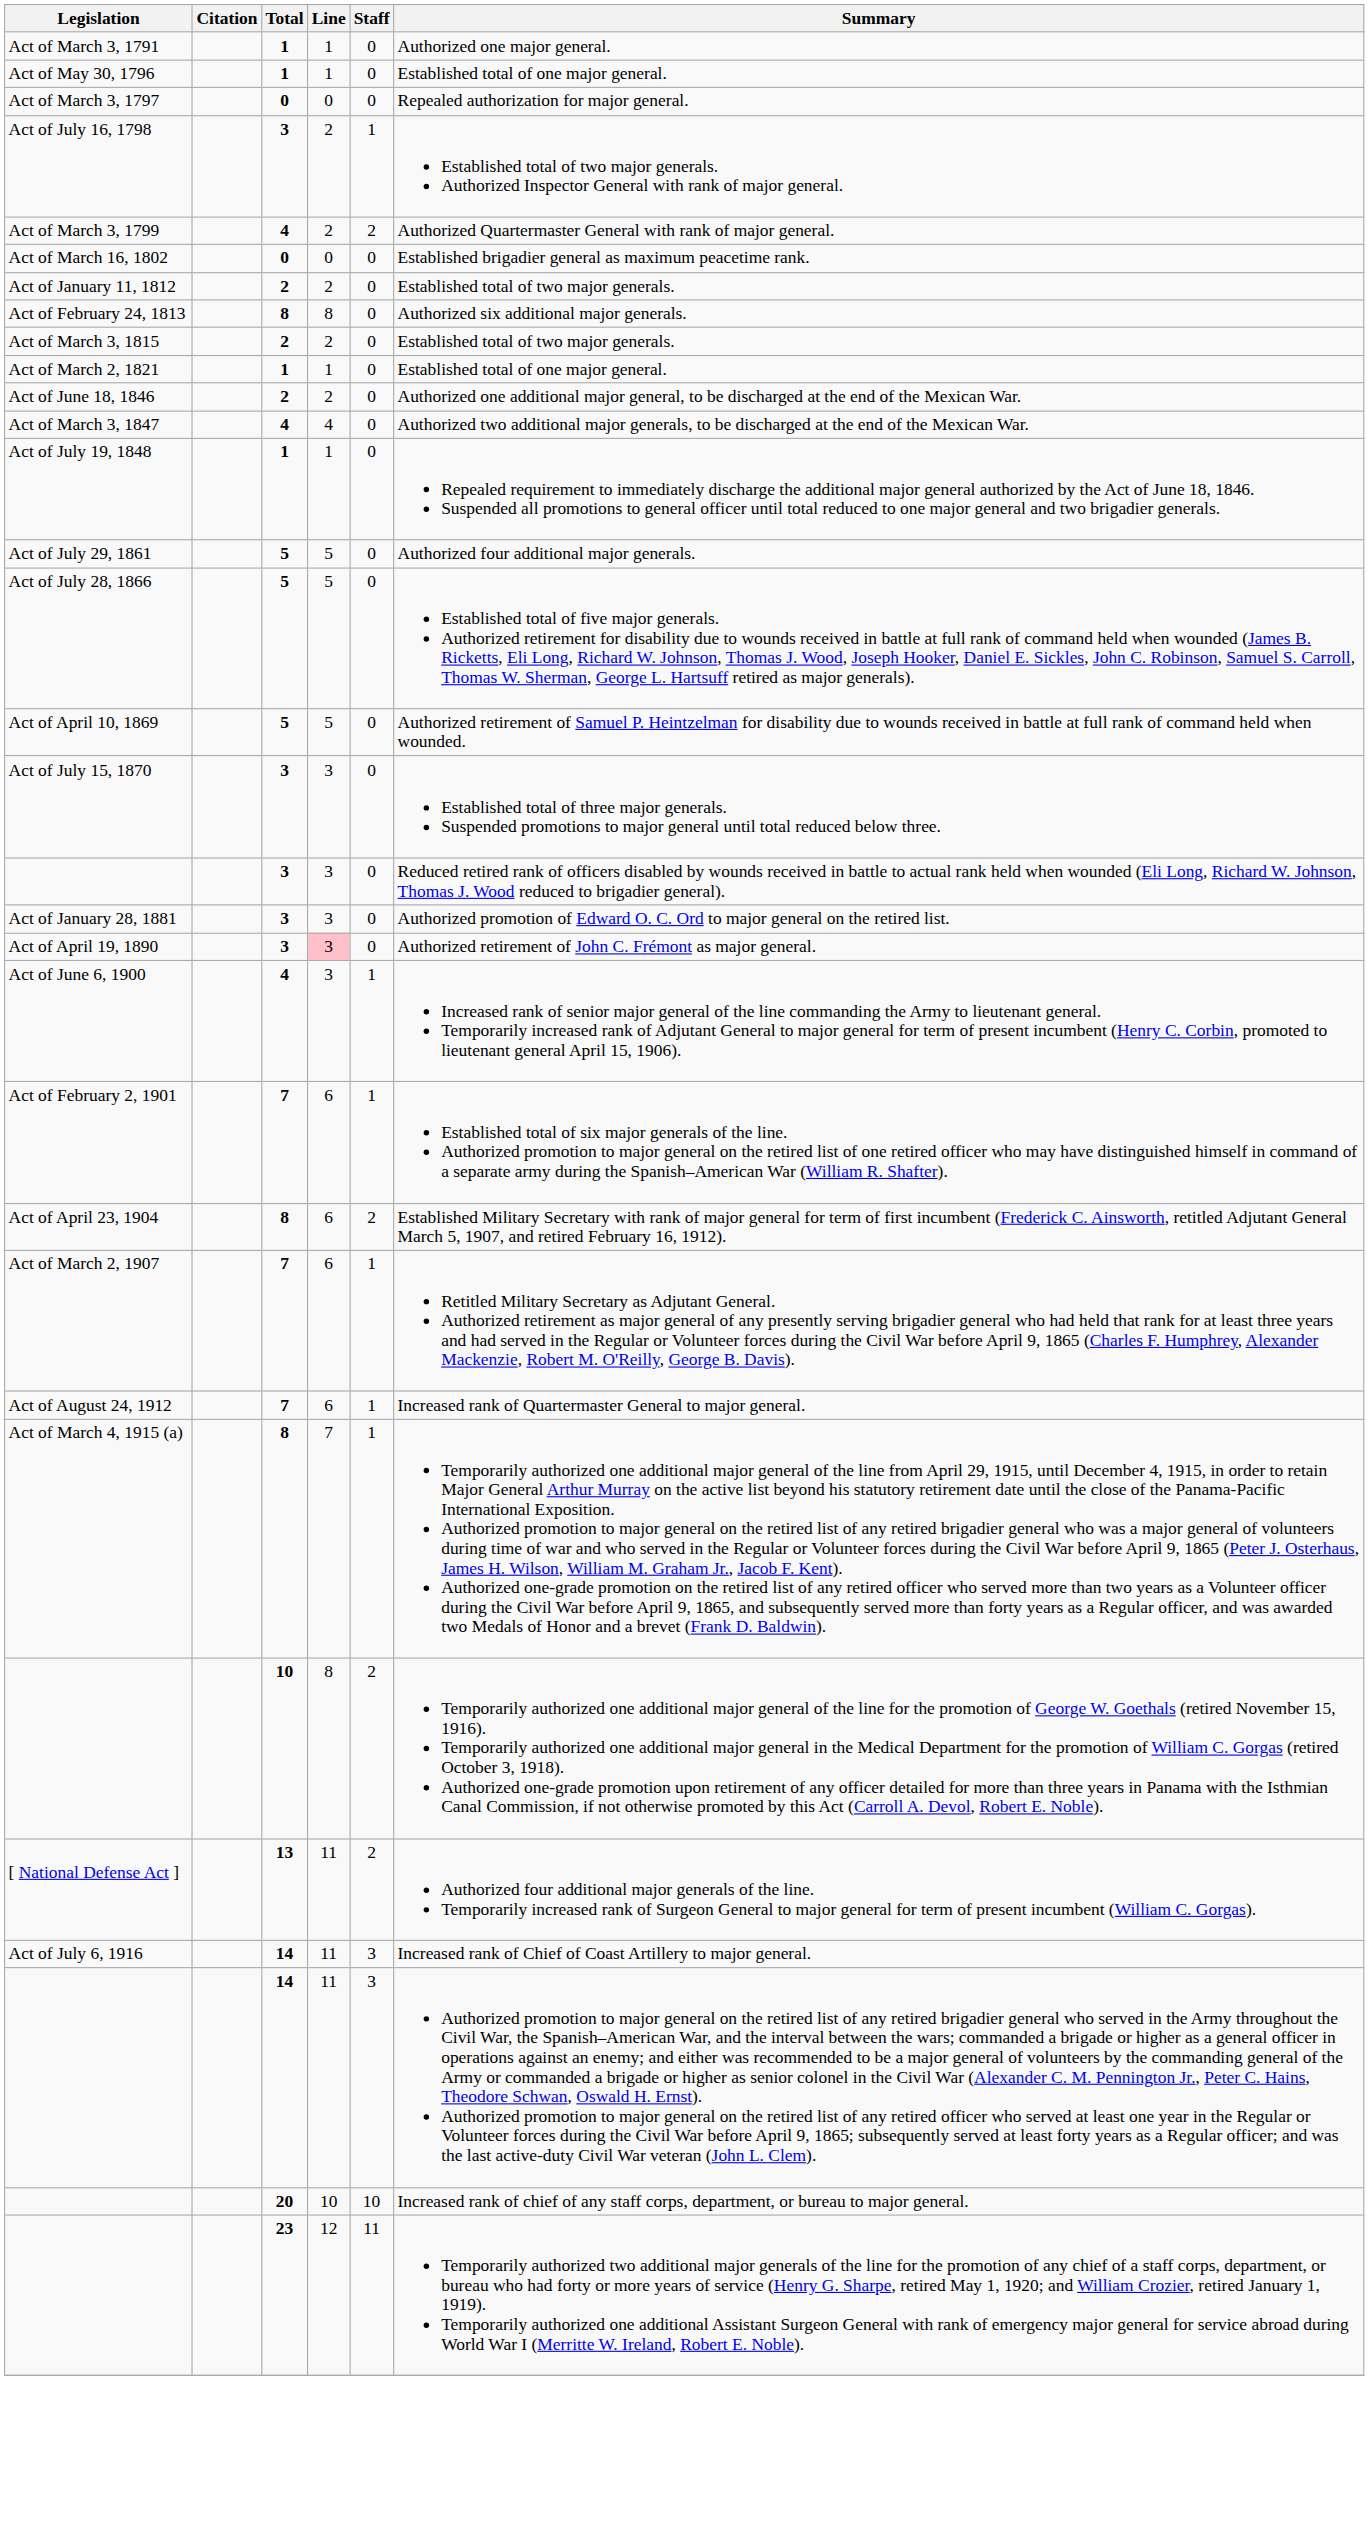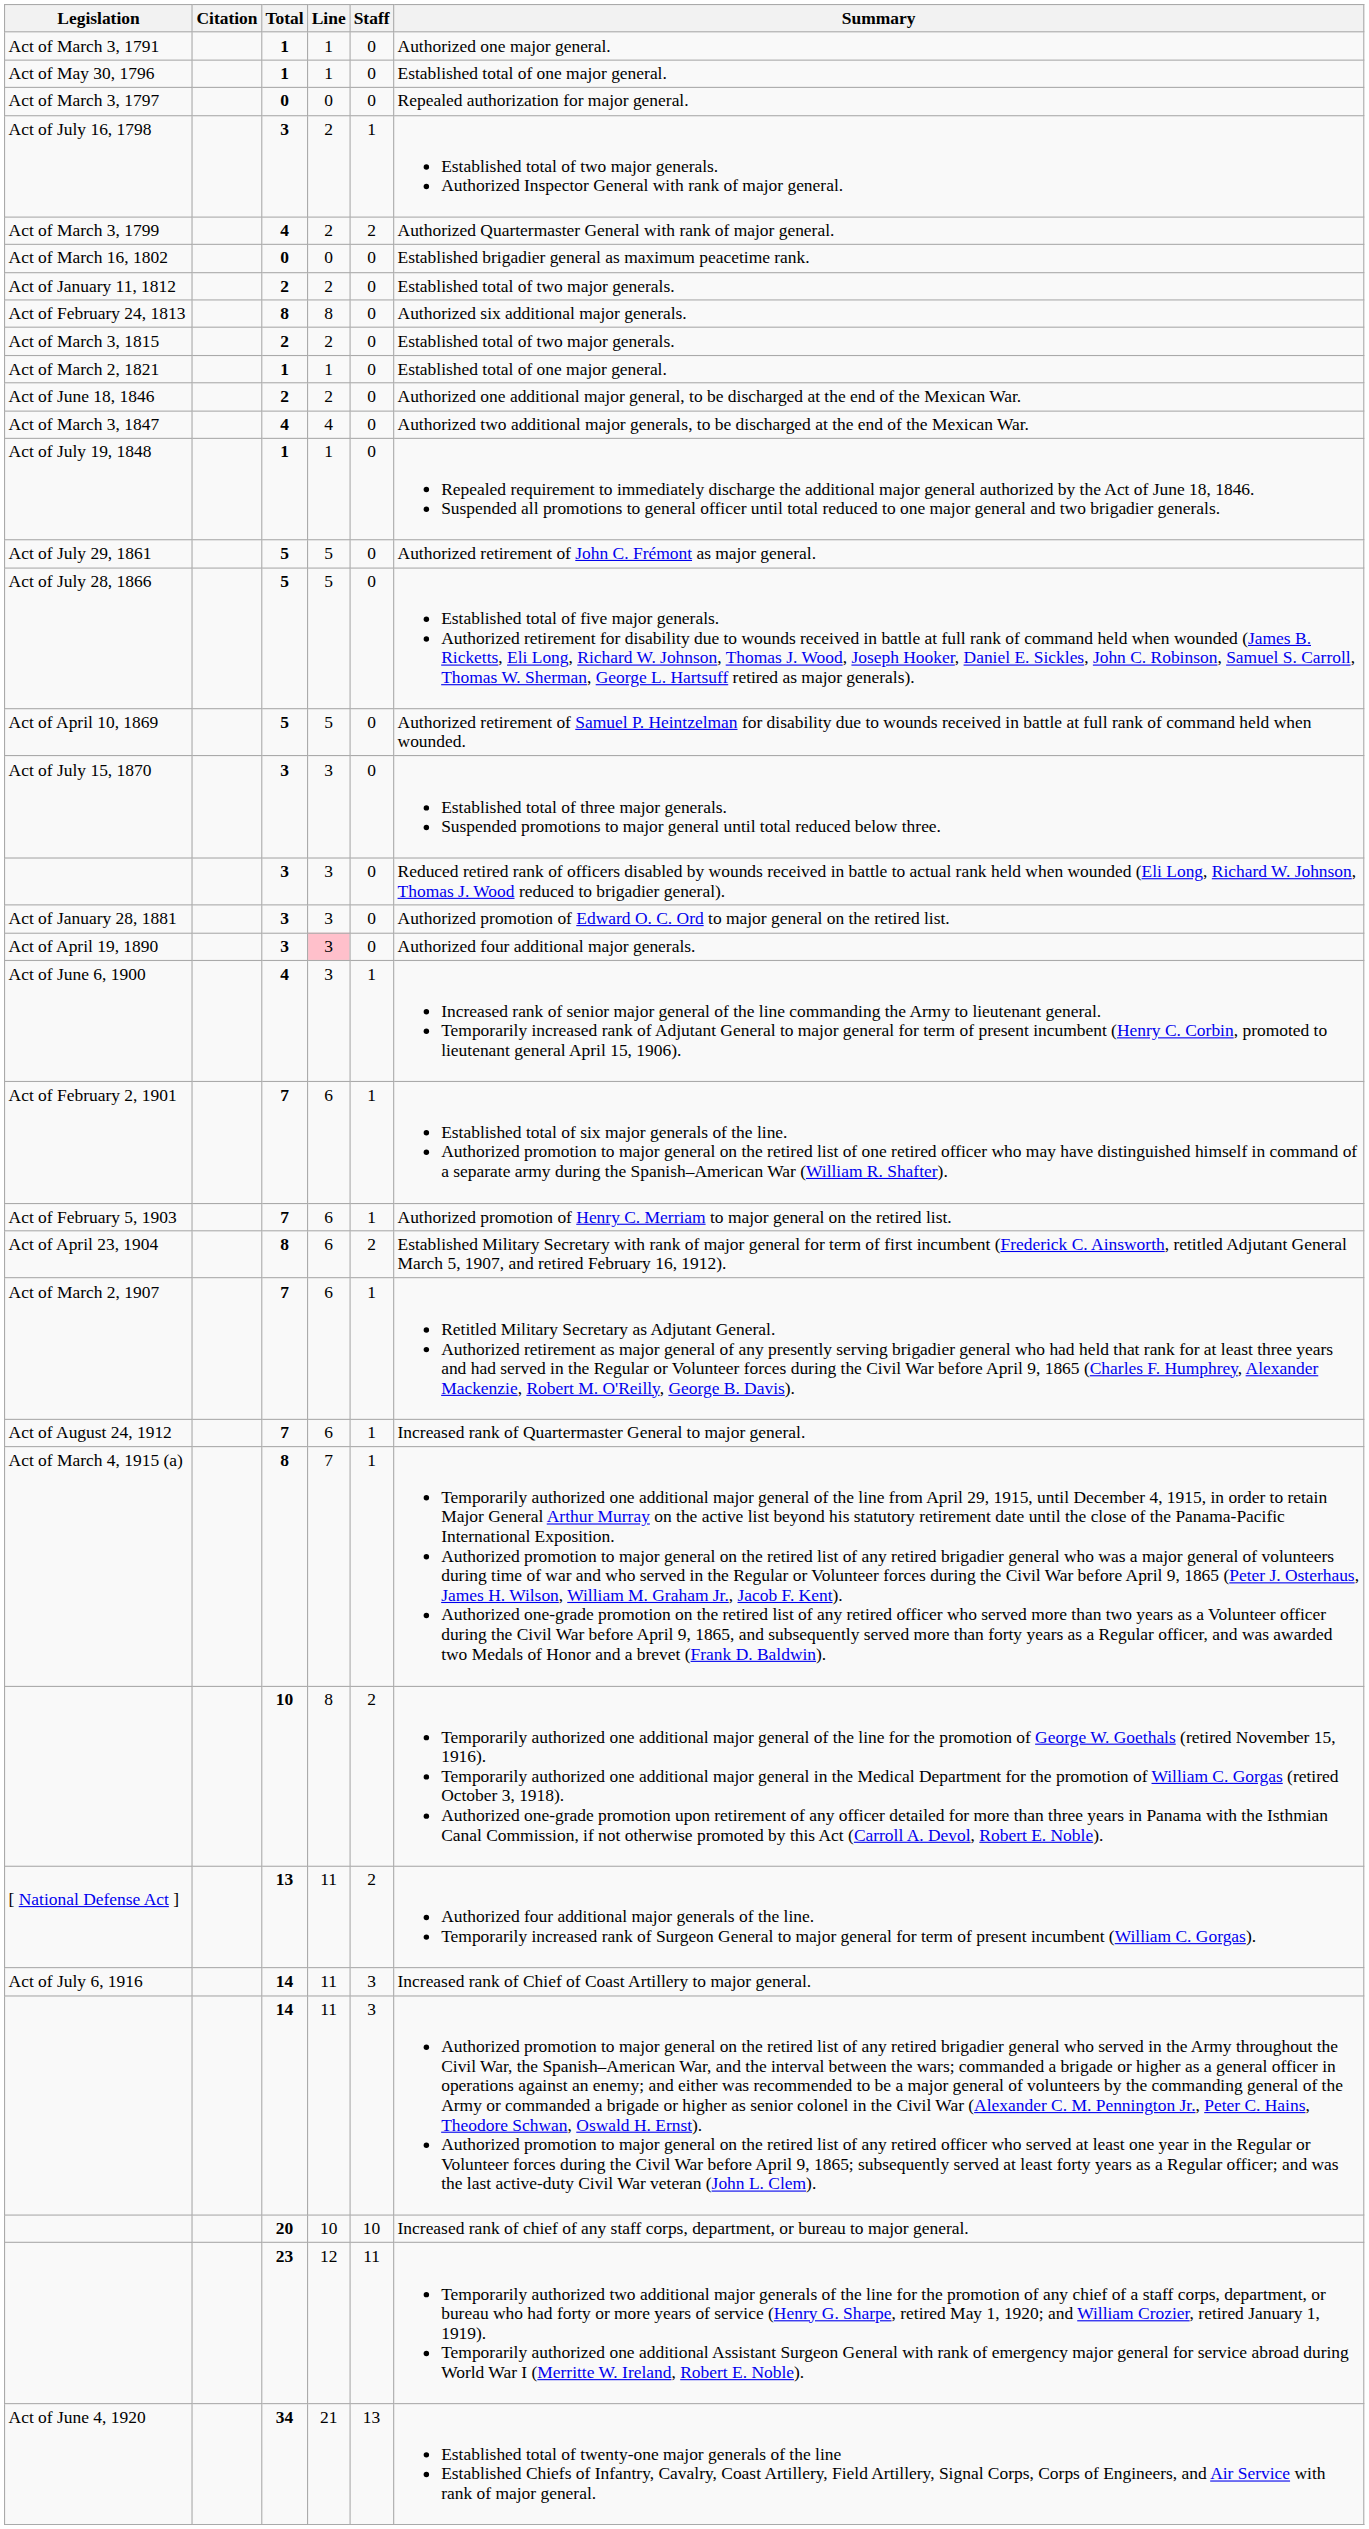(546, 553) Authorized four additional major generals. -> (607, 553) Authorized retirement of John C. Frémont as major general.
(607, 946) Authorized retirement of John C. Frémont as major general. -> (546, 946) Authorized four additional major generals.
+ row: (93, 1216)
+ row: (77, 2417)
